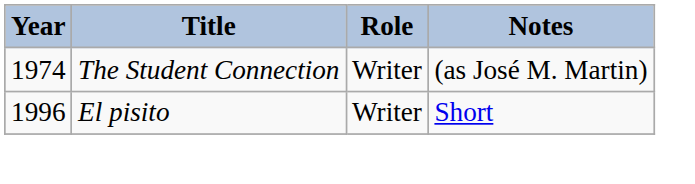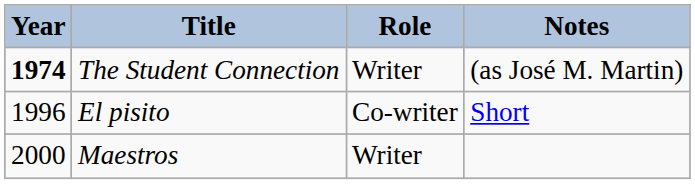(38, 69) normal -> (38, 69) bold
(387, 112) Writer -> (405, 112) Co-writer
+ row: (128, 155)
